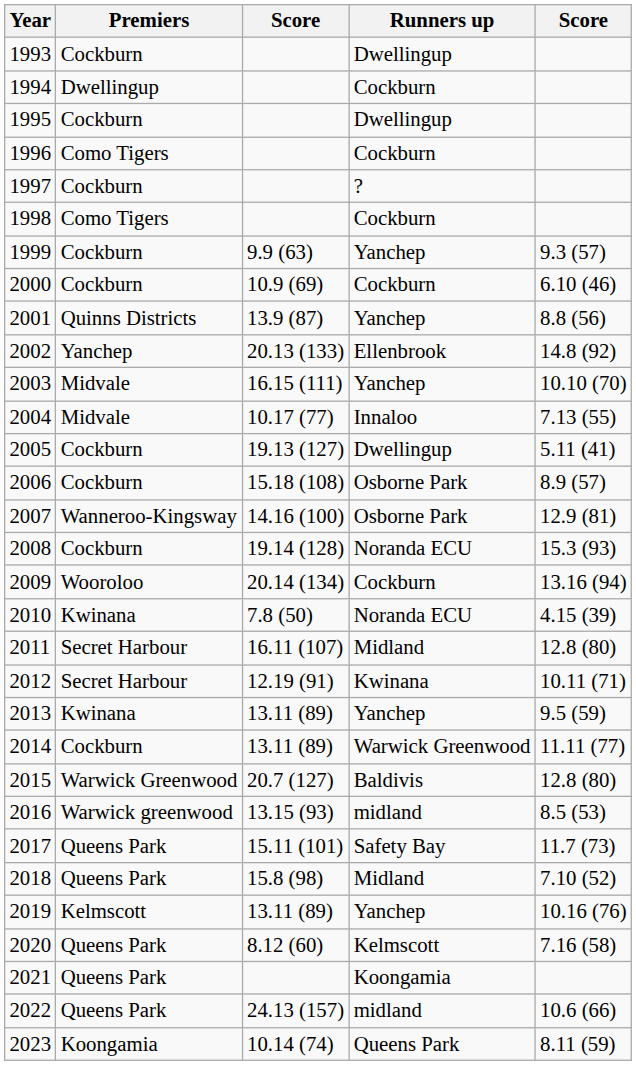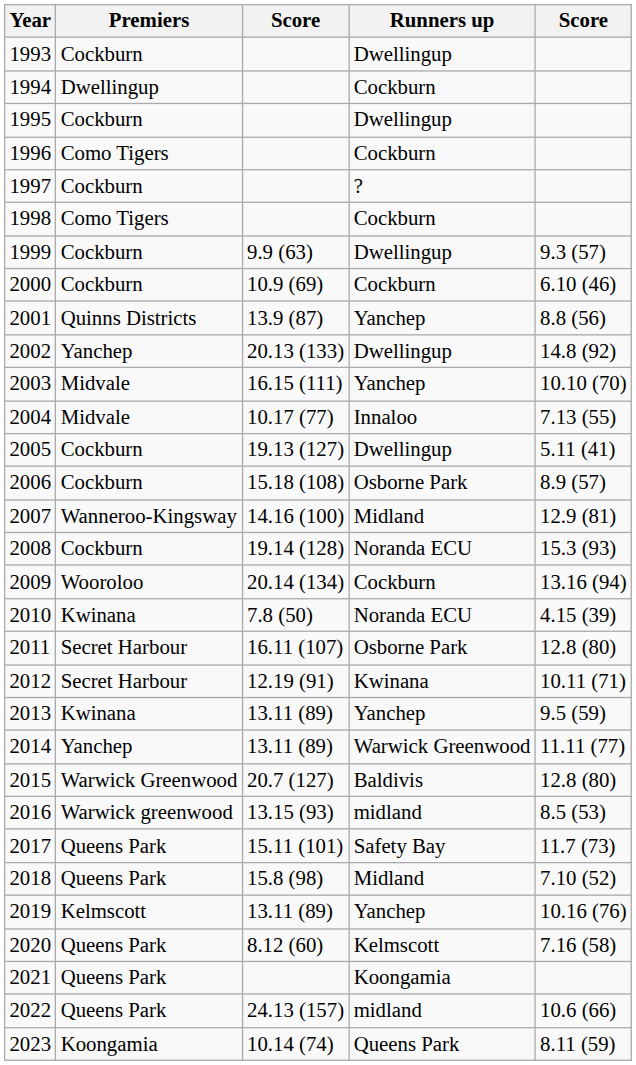(390, 251) Yanchep -> (403, 251) Dwellingup
(400, 350) Ellenbrook -> (403, 350) Dwellingup
(411, 515) Osborne Park -> (389, 515) Midland
(389, 647) Midland -> (411, 647) Osborne Park
(102, 746) Cockburn -> (97, 746) Yanchep
